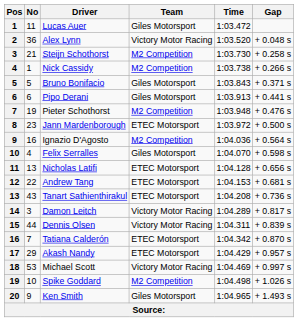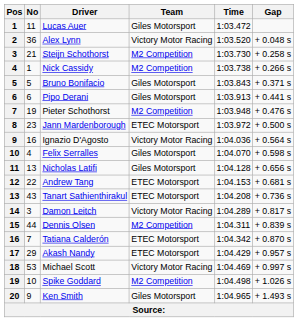(162, 139) M2 Competition -> (172, 139) Victory Motor Racing
(165, 168) ETEC Motorsport -> (163, 168) Giles Motorsport
(172, 225) Victory Motor Racing -> (162, 225) M2 Competition
